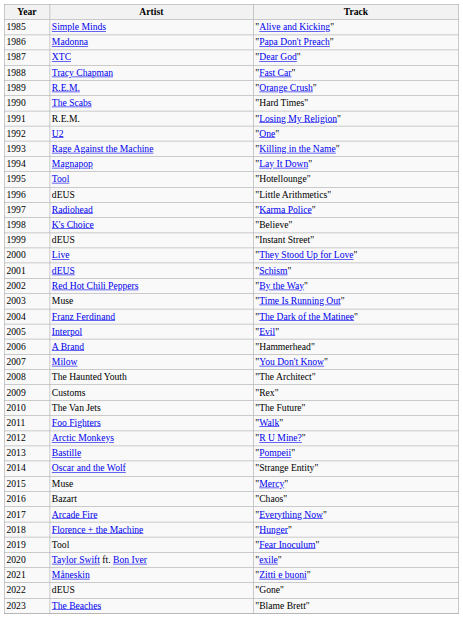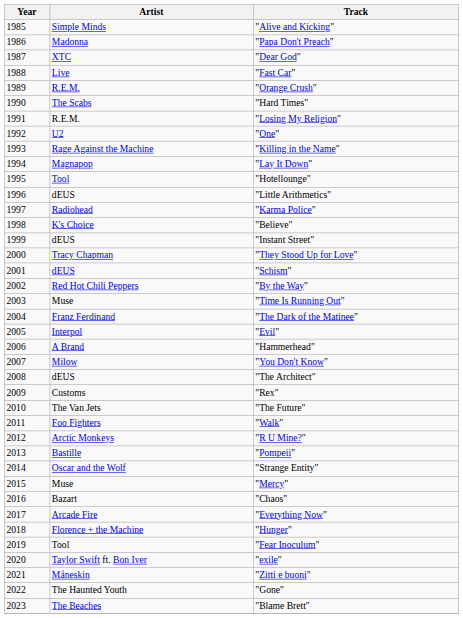(82, 73) Tracy Chapman -> (61, 73) Live
(61, 255) Live -> (82, 255) Tracy Chapman
(89, 377) The Haunted Youth -> (63, 377) dEUS
(63, 590) dEUS -> (89, 590) The Haunted Youth
